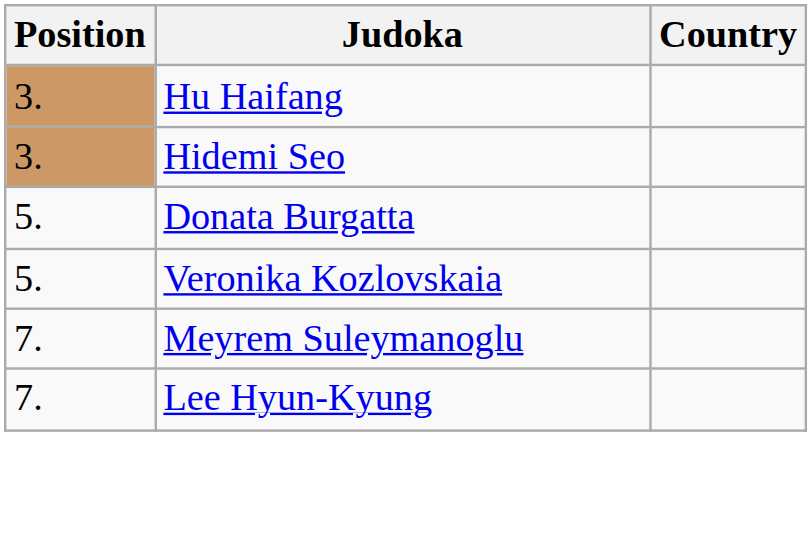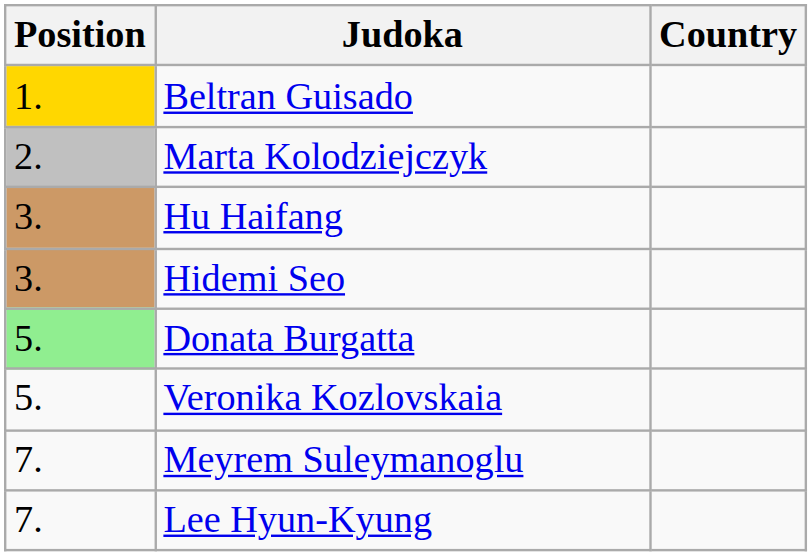+ row: (288, 95)
+ row: (325, 156)
(28, 216) no background -> (28, 338) lightgreen background
